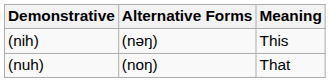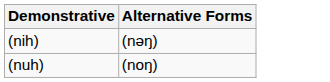- column: (291, 16)
